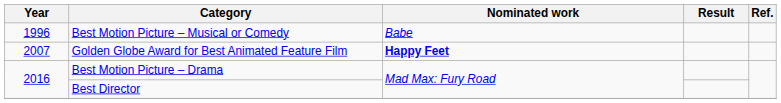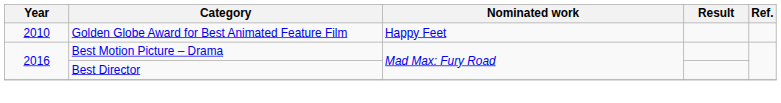- row: (180, 32)
(37, 51) 2007 -> (37, 32) 2010
(417, 51) bold -> (416, 32) normal
